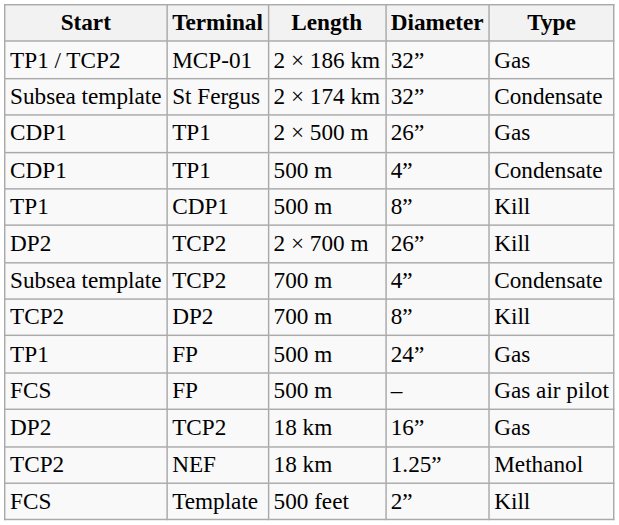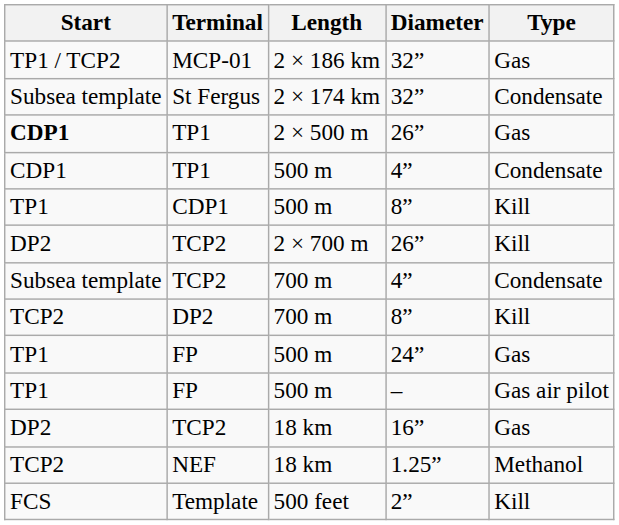(38, 133) normal -> (40, 133) bold
(31, 390) FCS -> (29, 390) TP1
